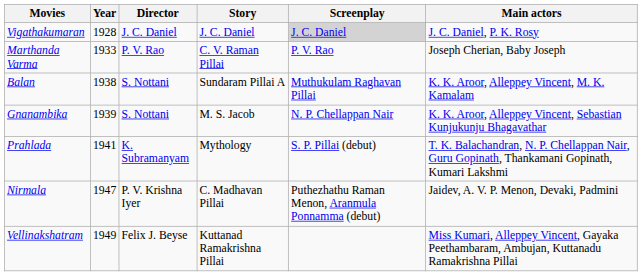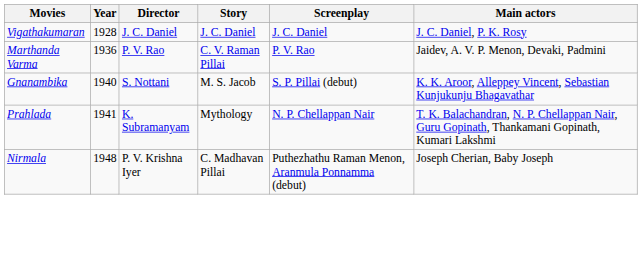(319, 32) lightgrey background -> (300, 32) no background
(105, 50) 1933 -> (105, 50) 1936
(497, 50) Joseph Cherian, Baby Joseph -> (511, 50) Jaidev, A. V. P. Menon, Devaki, Padmini
- row: (21, 82)
(105, 114) 1939 -> (105, 82) 1940
(342, 114) N. P. Chellappan Nair -> (314, 82) S. P. Pillai (debut)
(333, 145) S. P. Pillai (debut) -> (323, 114) N. P. Chellappan Nair
(105, 190) 1947 -> (105, 158) 1948
(523, 190) Jaidev, A. V. P. Menon, Devaki, Padmini -> (485, 158) Joseph Cherian, Baby Joseph
- row: (45, 235)
